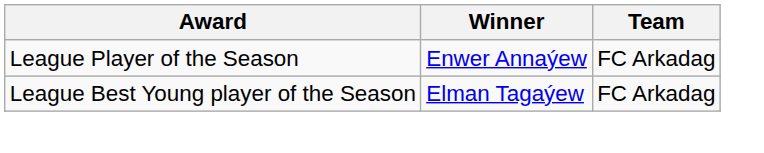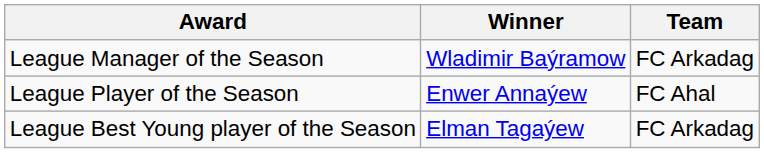+ row: (167, 57)
(656, 57) FC Arkadag -> (676, 93) FC Ahal
